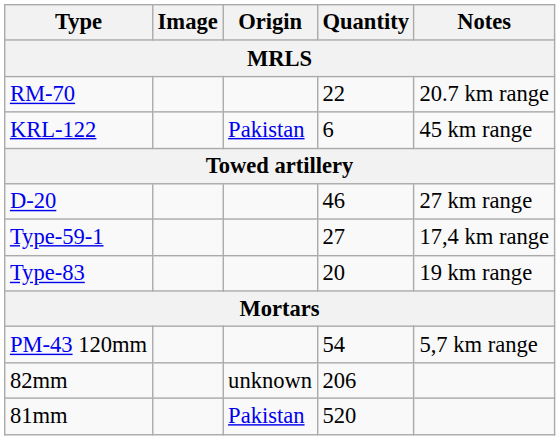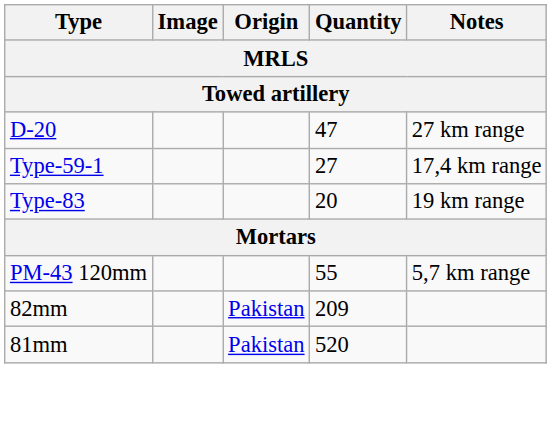- row: (42, 93)
- row: (53, 129)
(334, 201) 46 -> (326, 129) 47
(334, 344) 54 -> (326, 272) 55
(270, 380) unknown -> (266, 308) Pakistan
(339, 380) 206 -> (332, 308) 209
